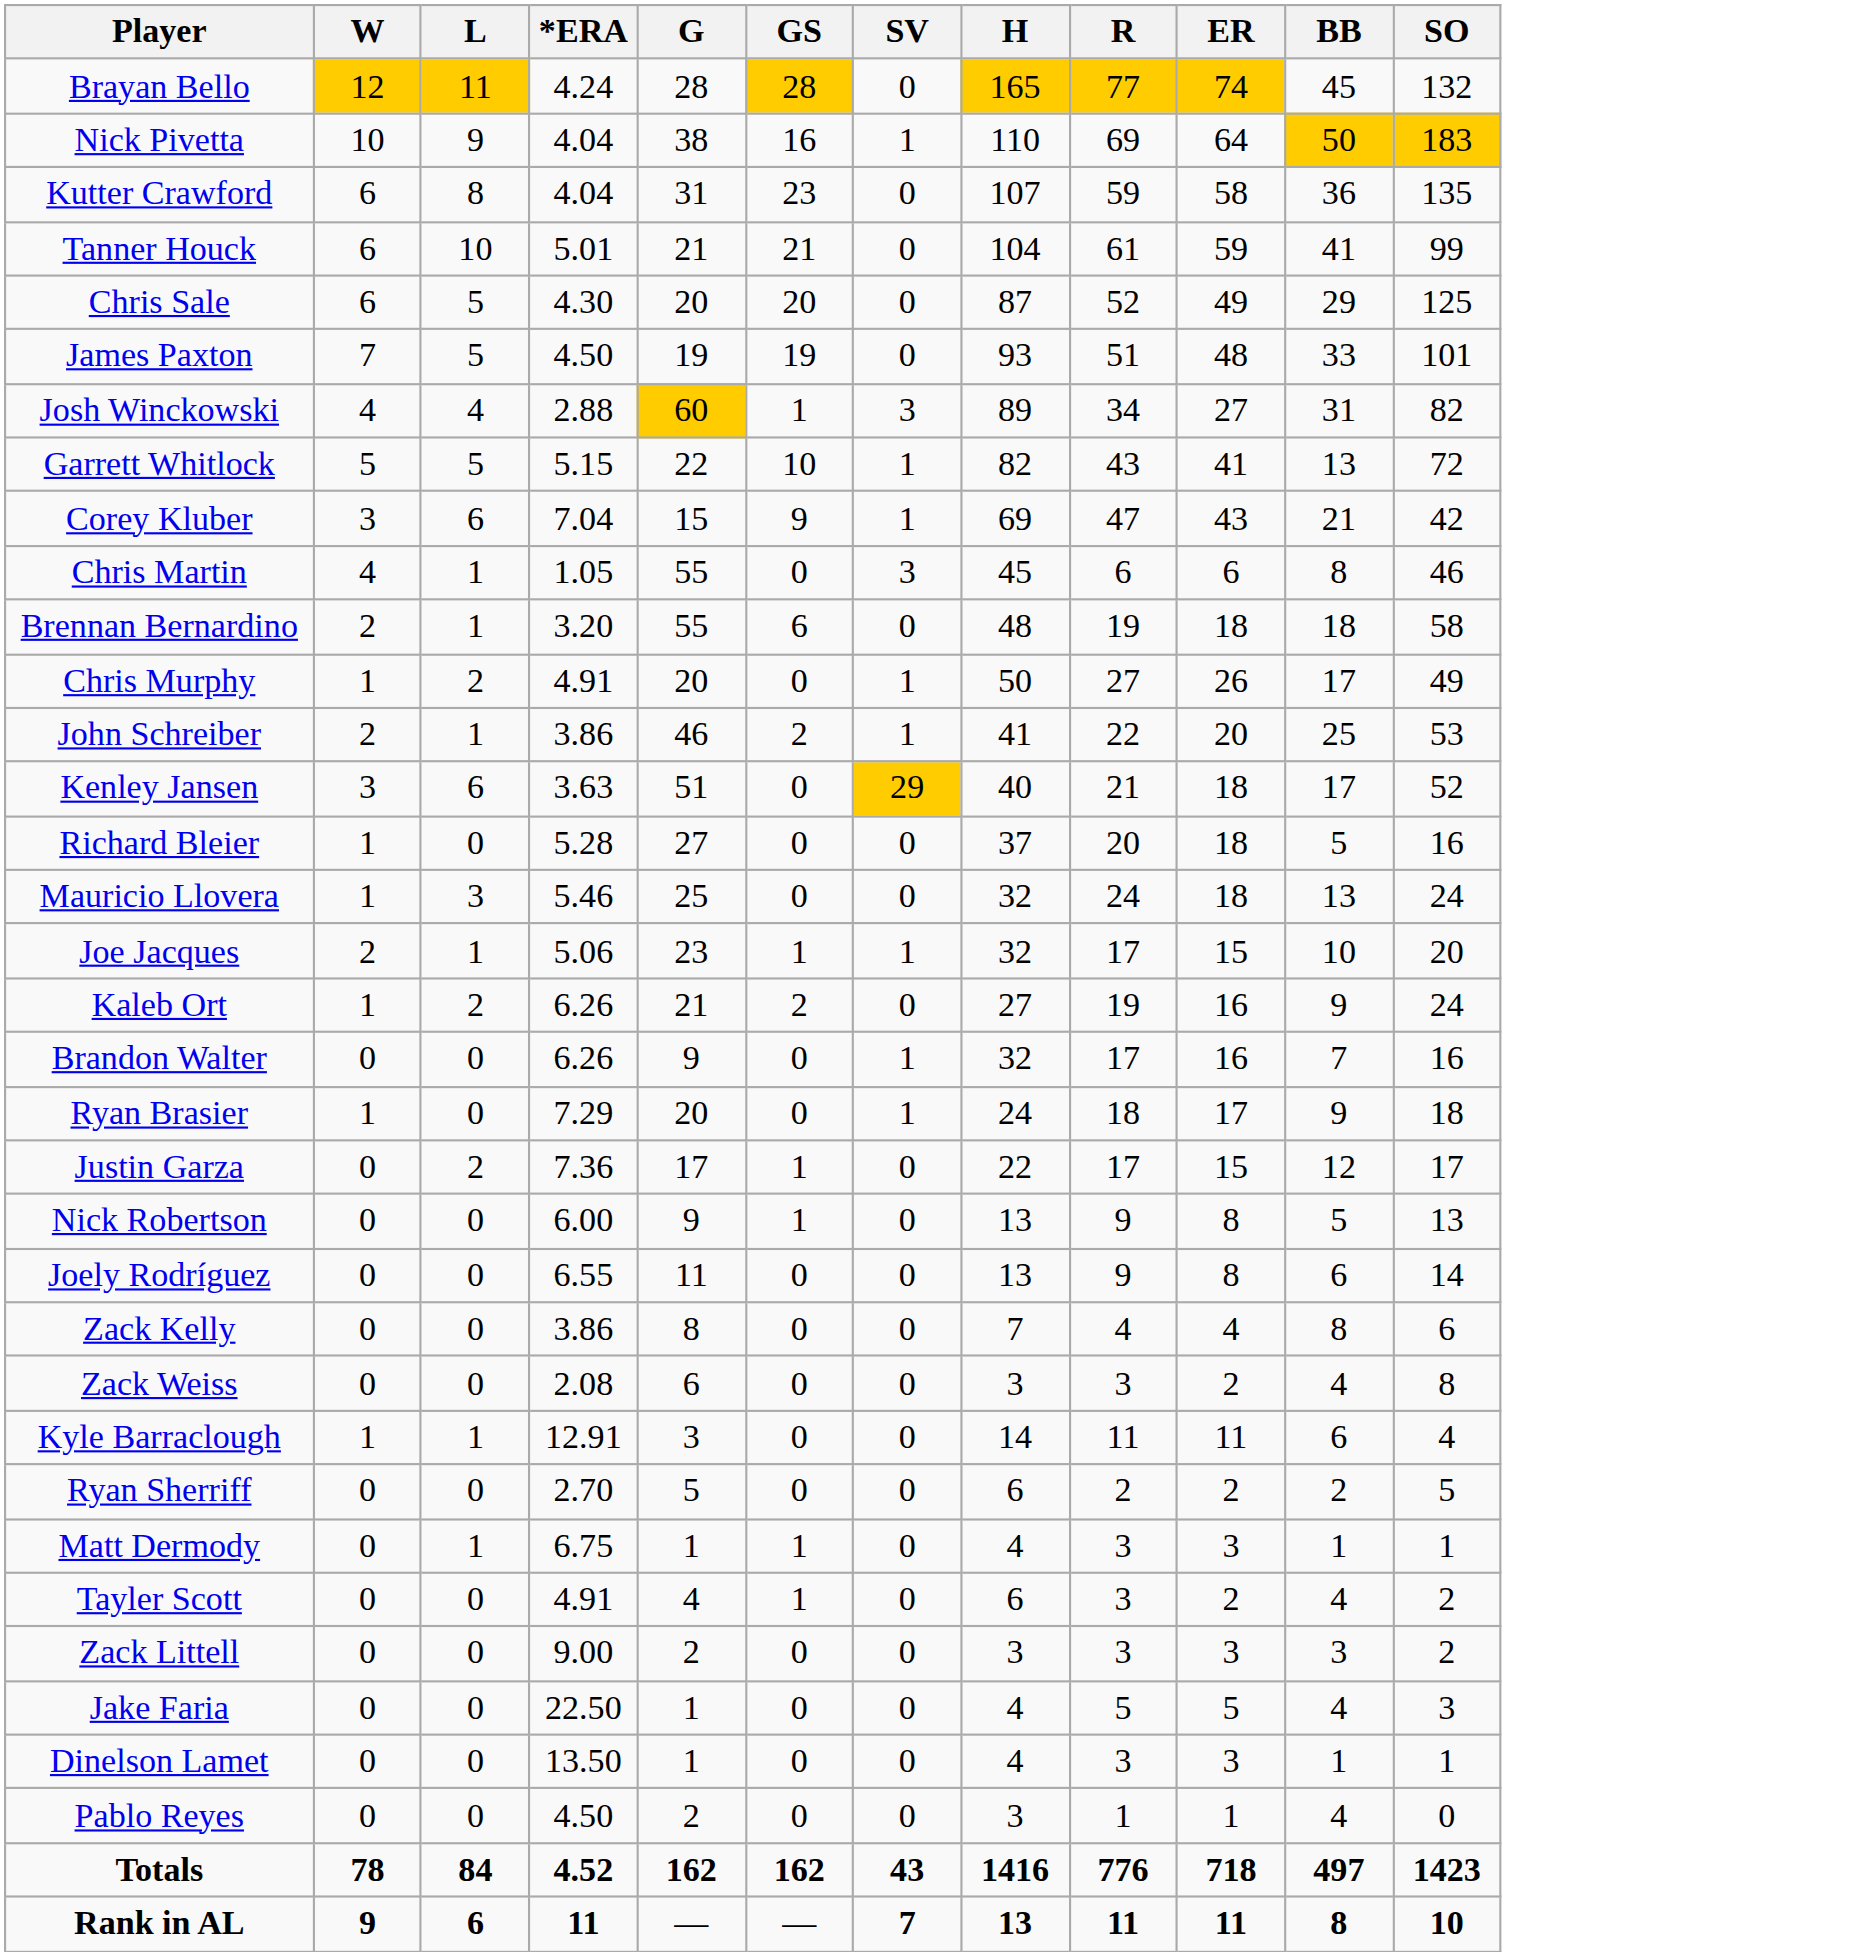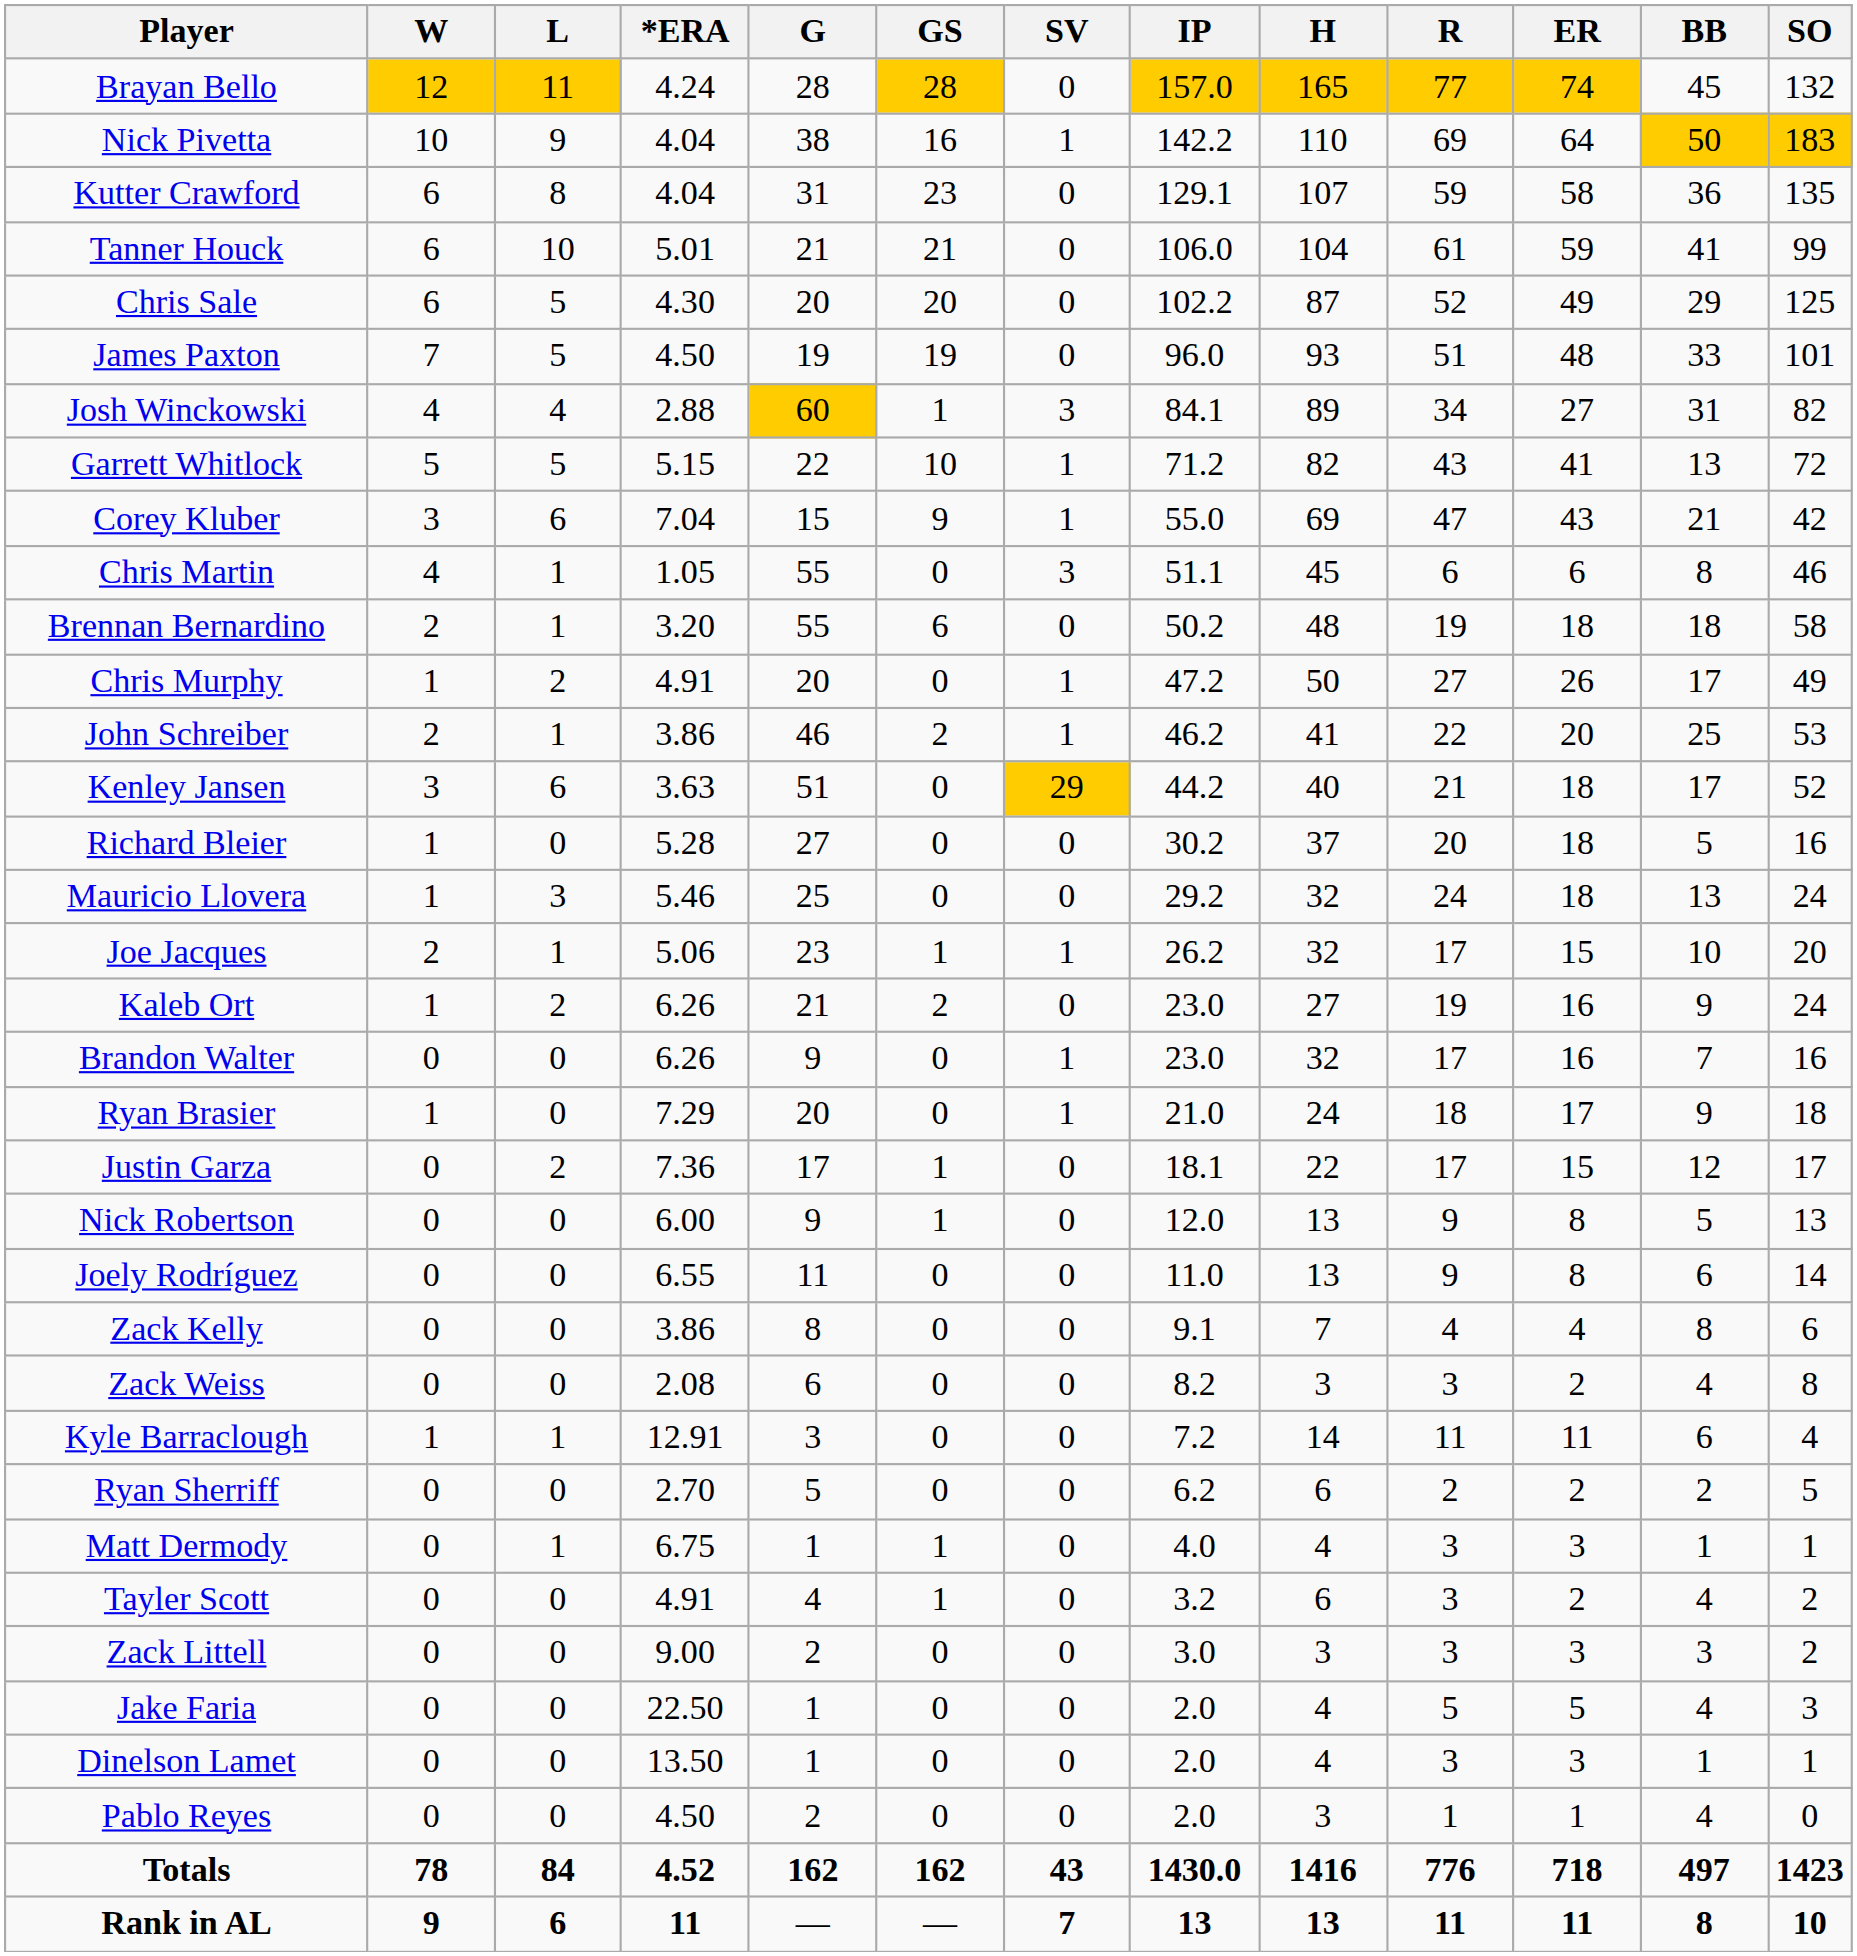+ column: (1195, 31)
